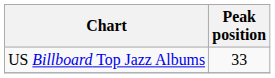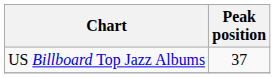(239, 60) 33 -> (239, 60) 37
